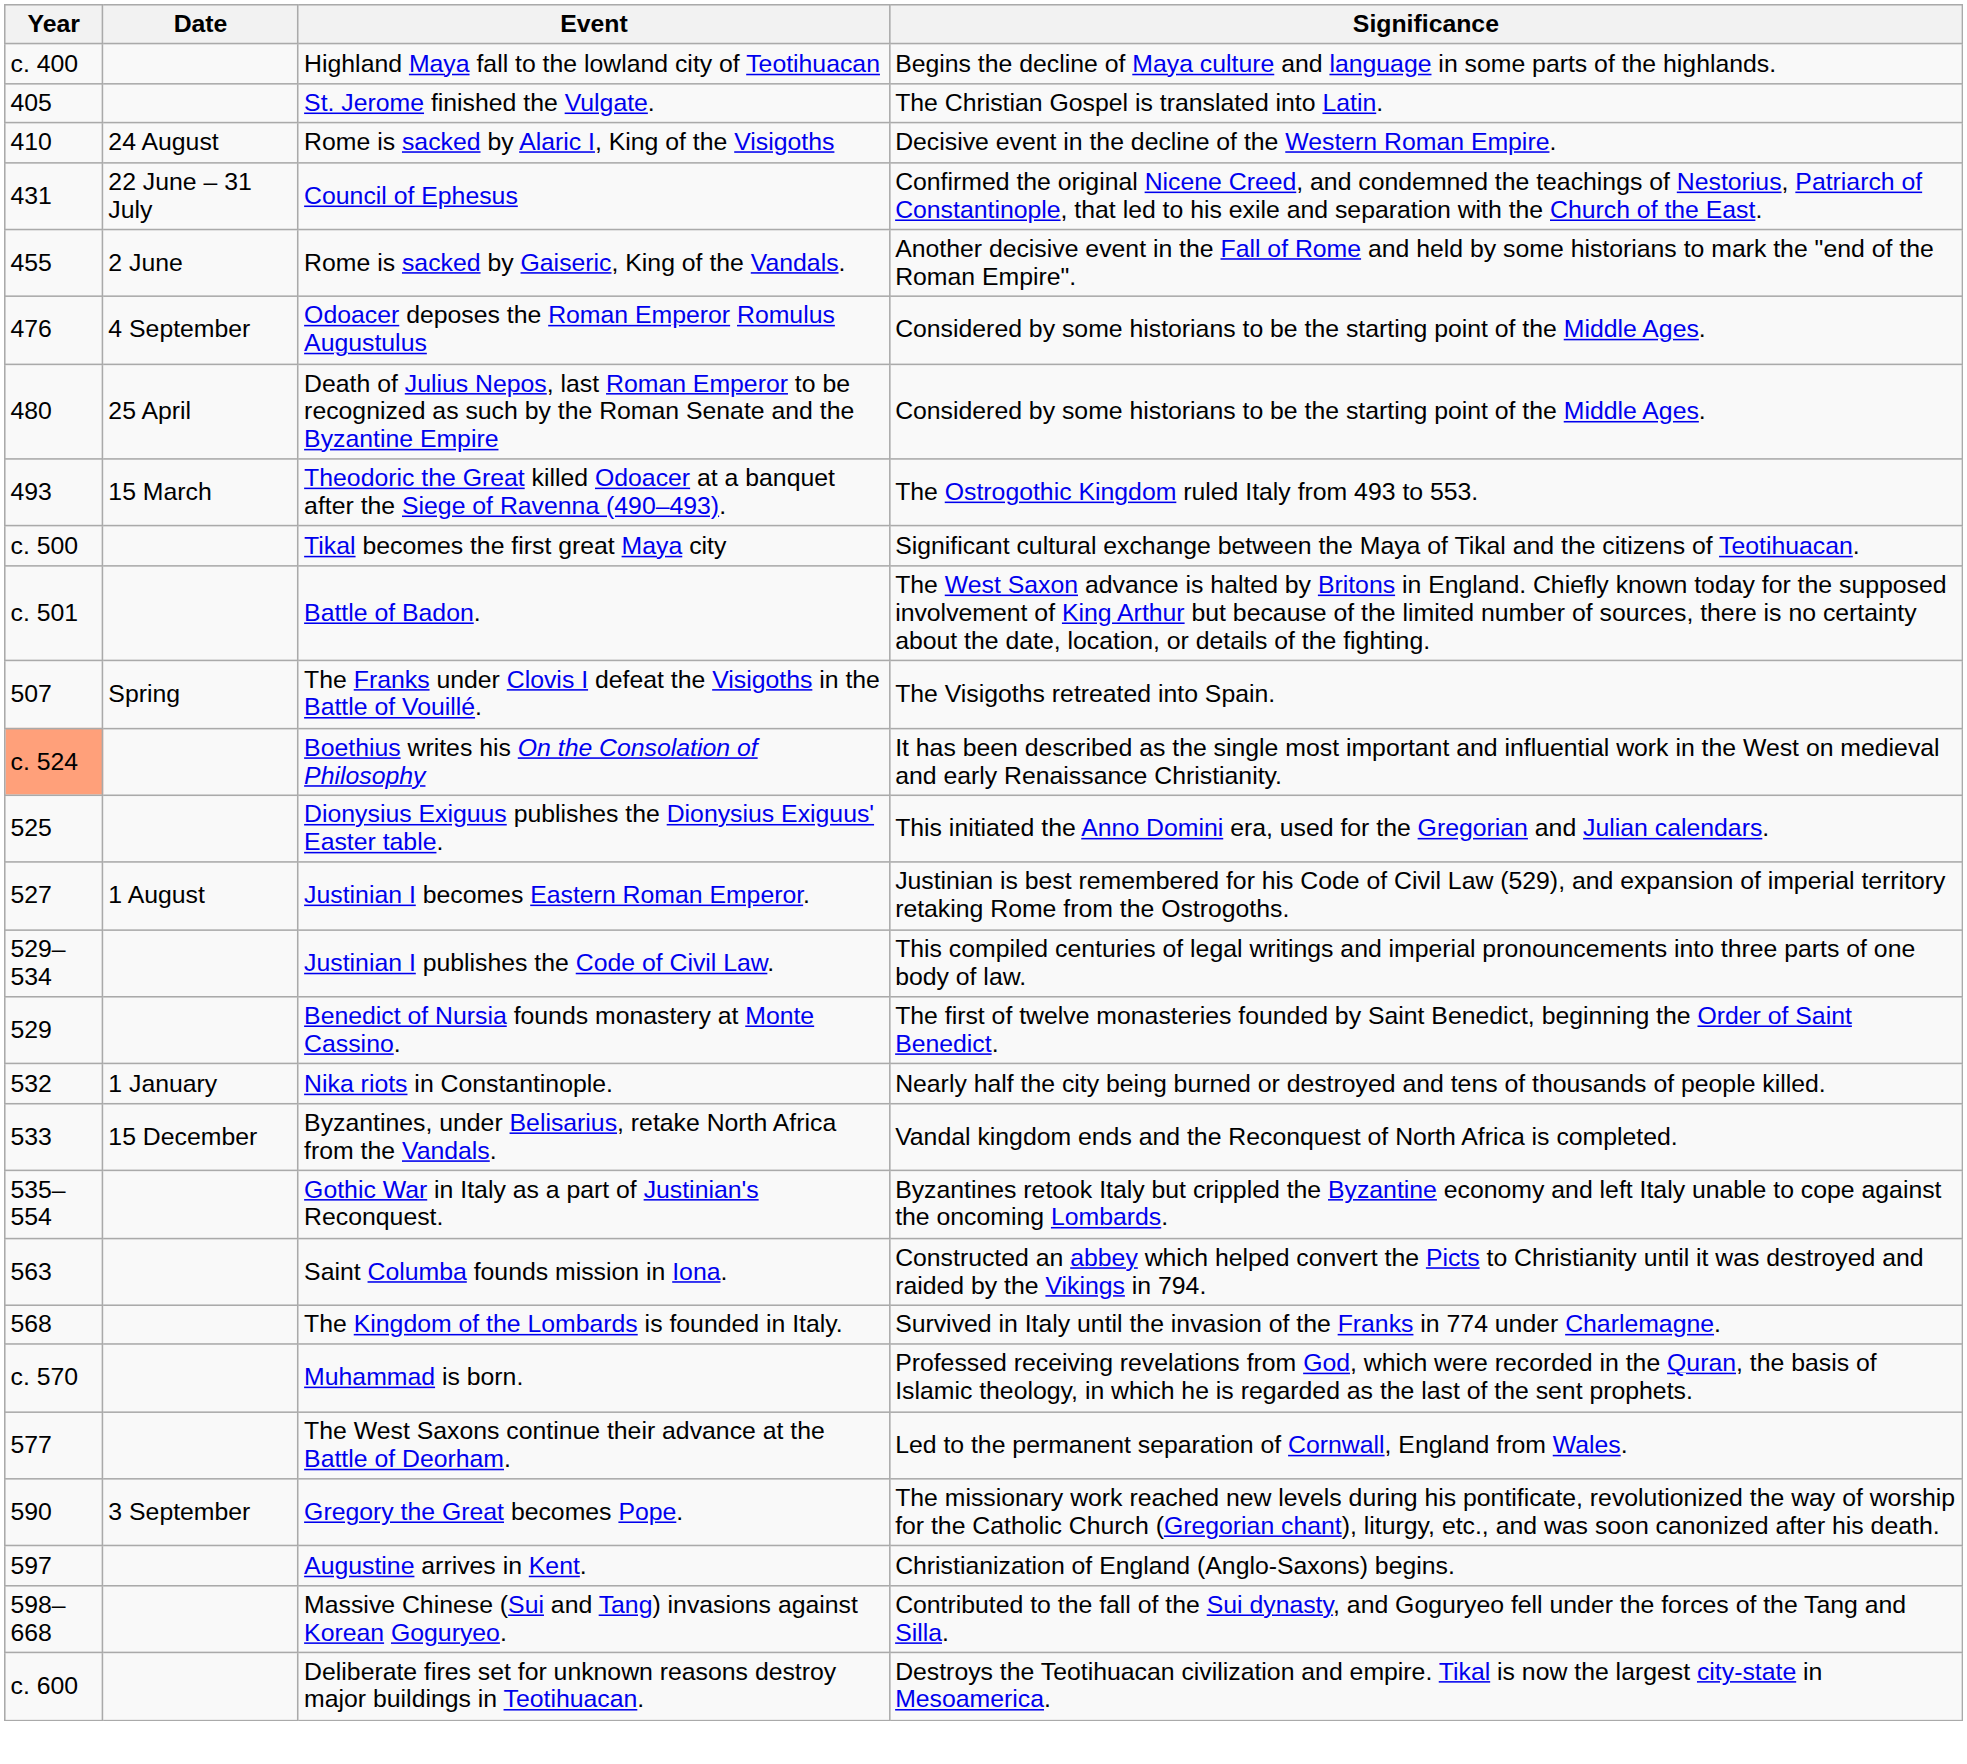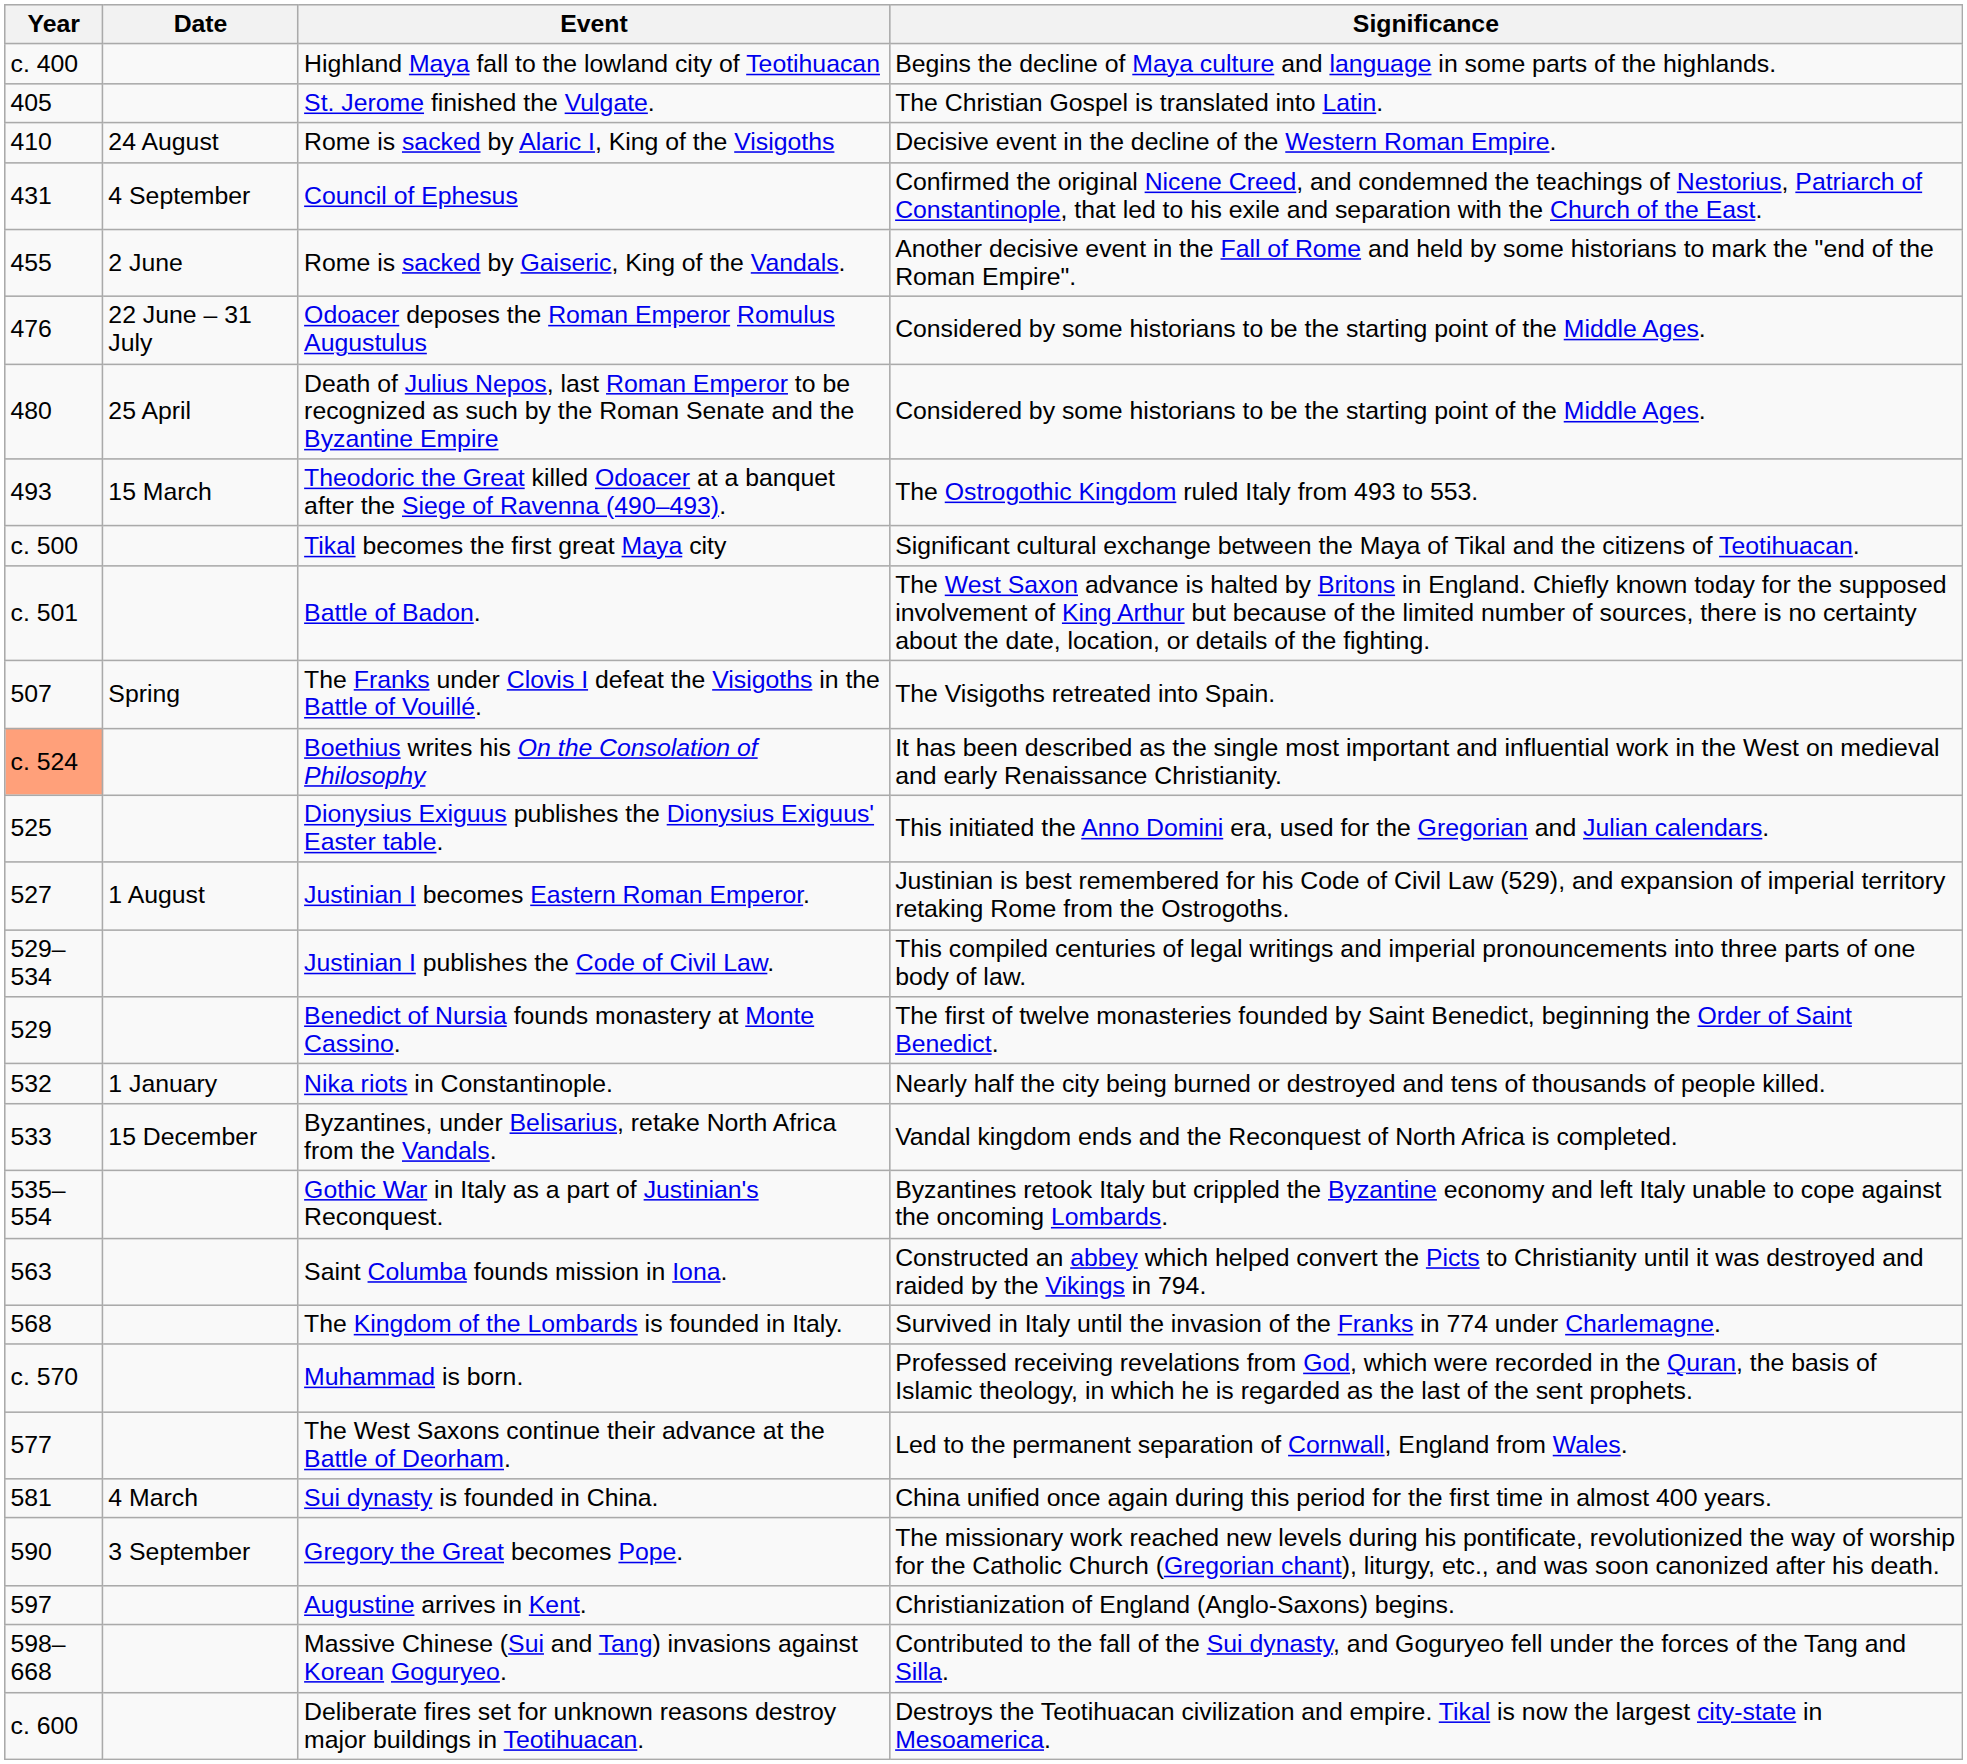(180, 195) 22 June – 31 July -> (179, 195) 4 September
(179, 329) 4 September -> (180, 329) 22 June – 31 July
+ row: (481, 1498)
